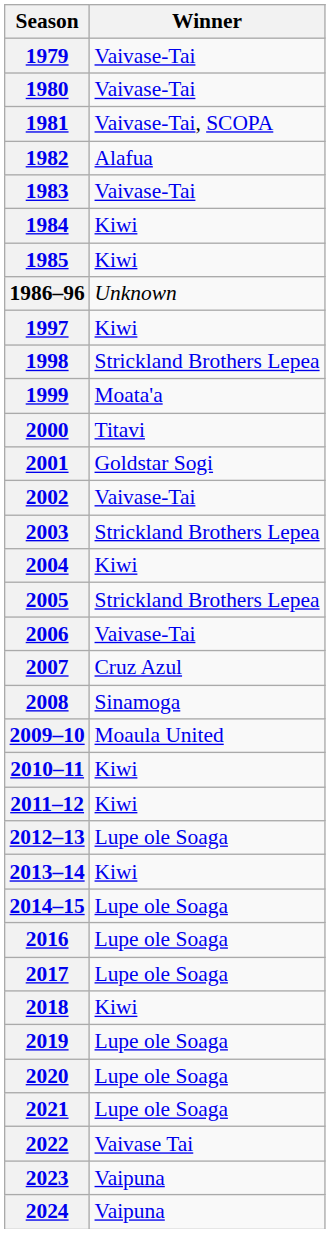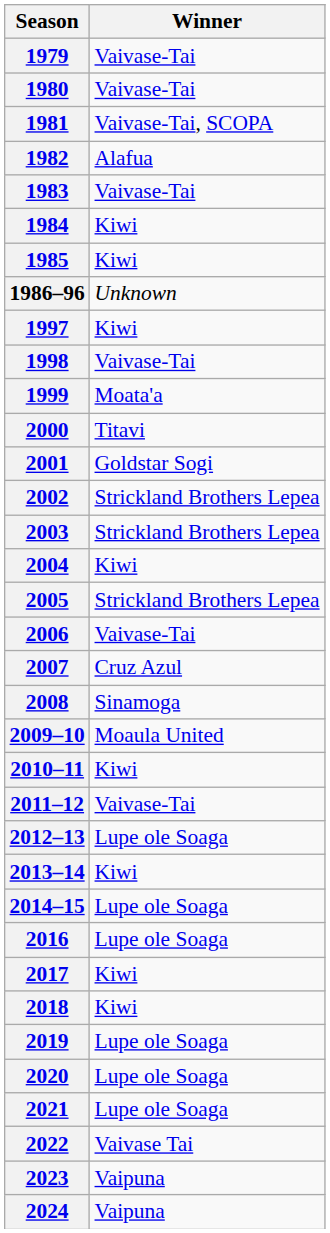(207, 361) Strickland Brothers Lepea -> (145, 361) Vaivase-Tai
(145, 497) Vaivase-Tai -> (207, 497) Strickland Brothers Lepea
(116, 803) Kiwi -> (145, 803) Vaivase-Tai
(161, 973) Lupe ole Soaga -> (116, 973) Kiwi
